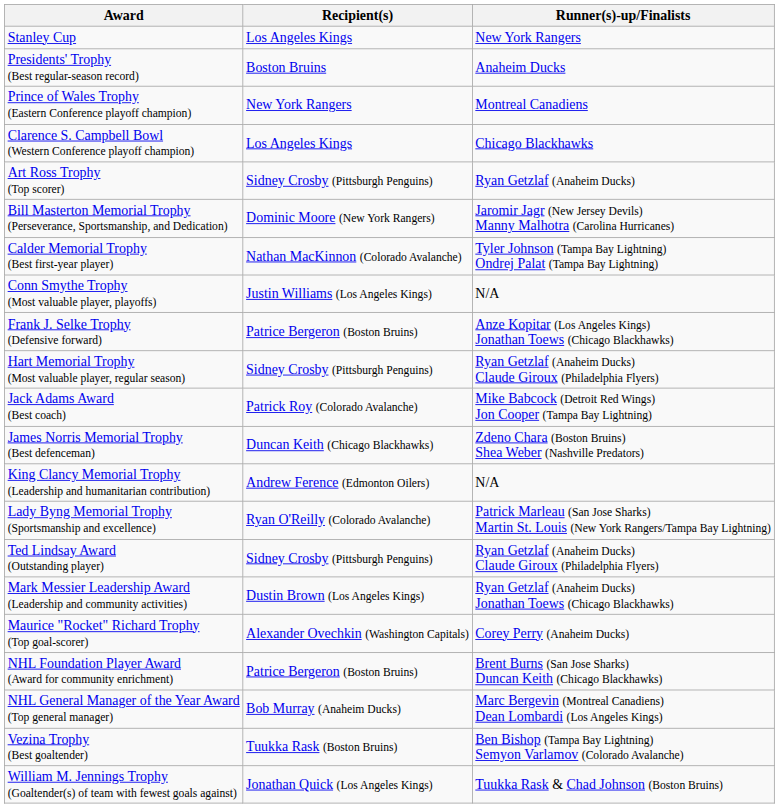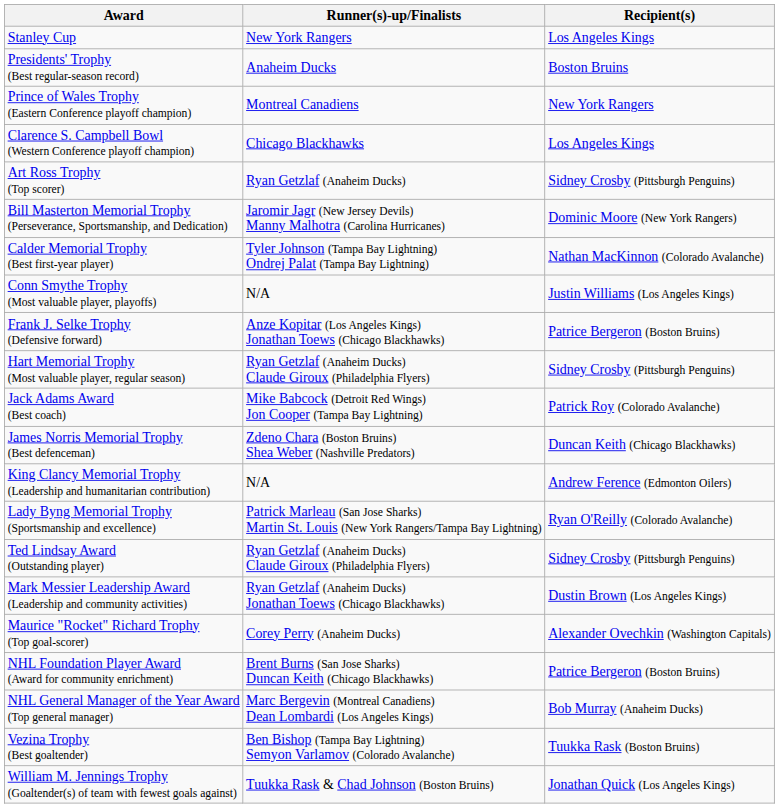columns swapped: (358, 15) <-> (623, 15)
